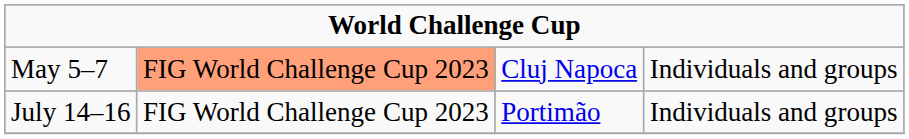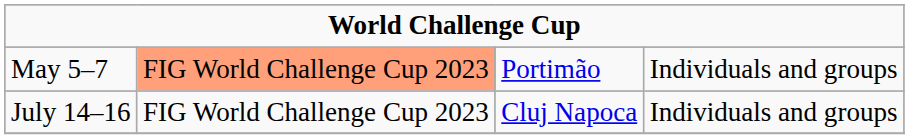(569, 68) Cluj Napoca -> (551, 68) Portimão
(551, 111) Portimão -> (569, 111) Cluj Napoca
